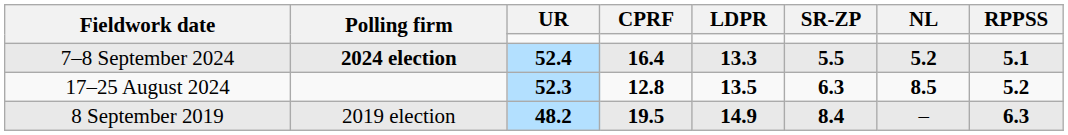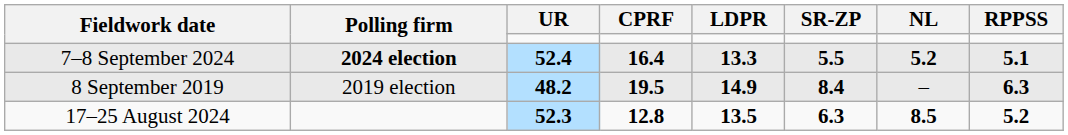rows swapped: (148, 87) <-> (148, 116)
